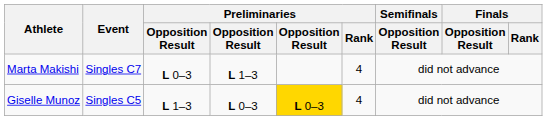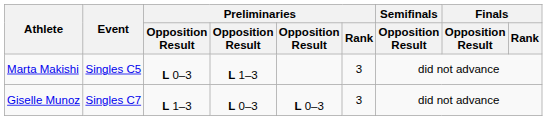(113, 69) Singles C7 -> (113, 69) Singles C5
(359, 69) 4 -> (359, 69) 3
(113, 100) Singles C5 -> (113, 100) Singles C7
(309, 107) gold background -> (309, 107) no background
(359, 100) 4 -> (359, 100) 3
